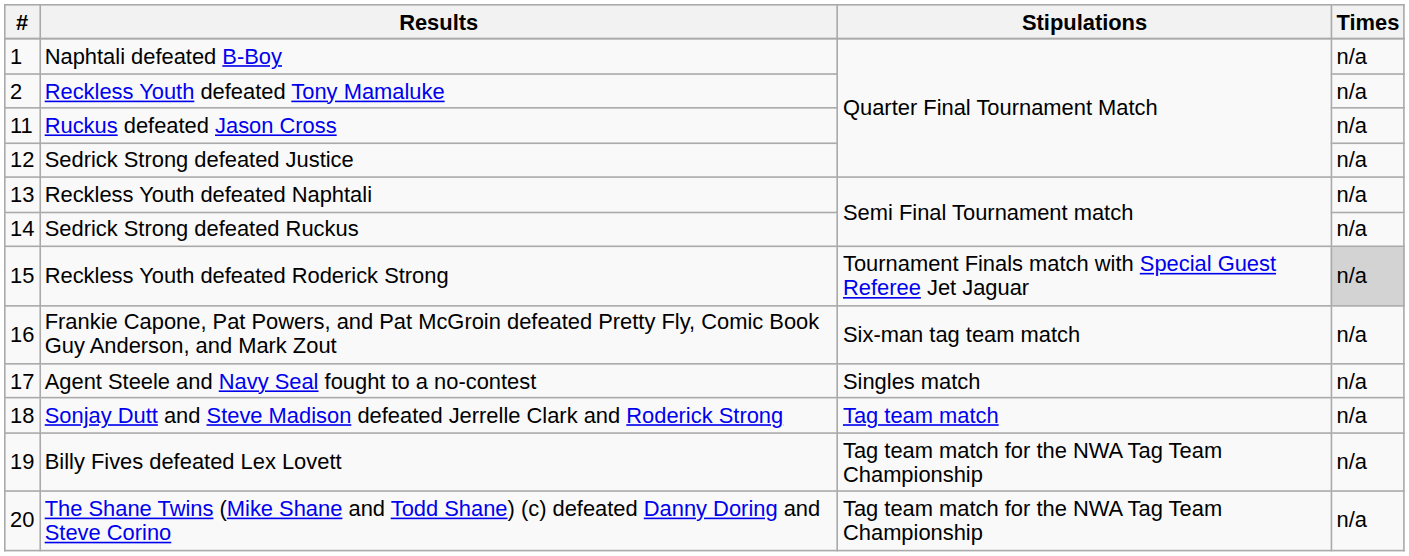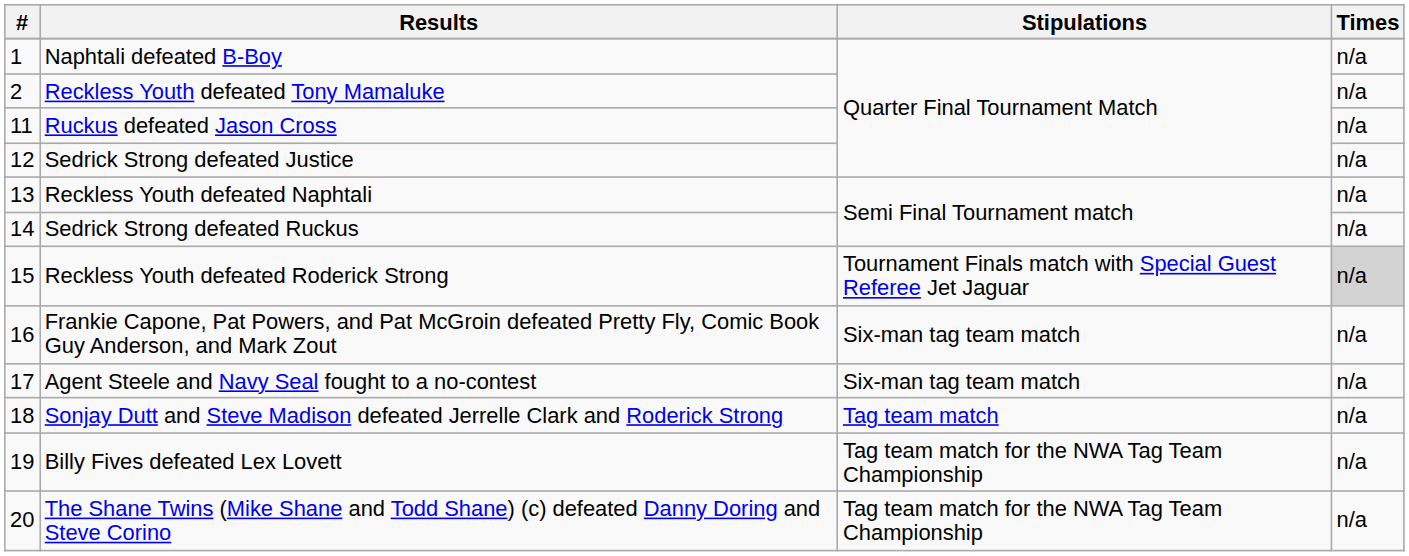(912, 381) Singles match -> (962, 381) Six-man tag team match
